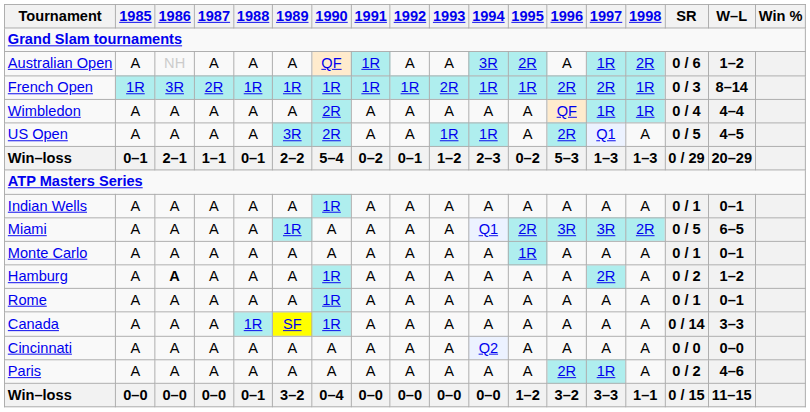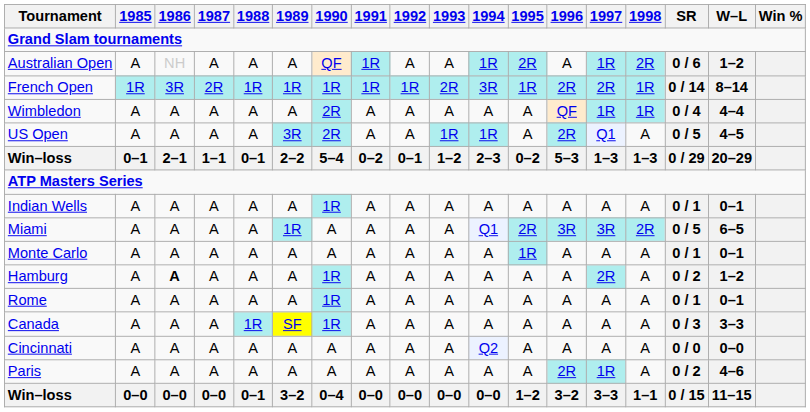(488, 63) 3R -> (488, 63) 1R
(488, 86) 1R -> (488, 86) 3R
(686, 86) 0 / 3 -> (686, 86) 0 / 14
(686, 323) 0 / 14 -> (686, 323) 0 / 3
